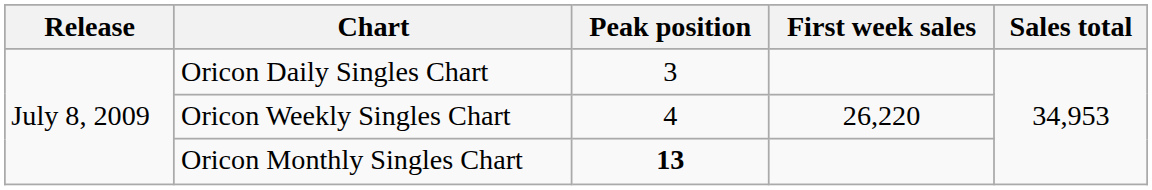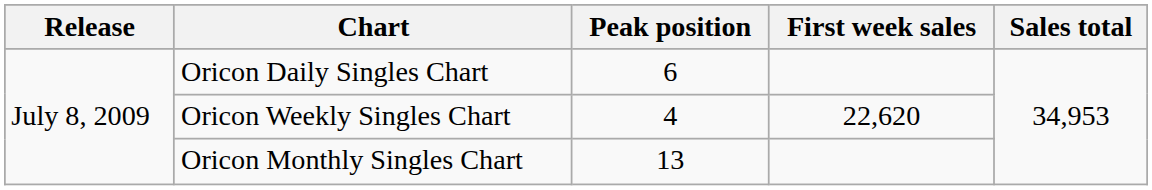(670, 71) 3 -> (670, 71) 6
(882, 116) 26,220 -> (882, 116) 22,620
(670, 160) bold -> (670, 160) normal
